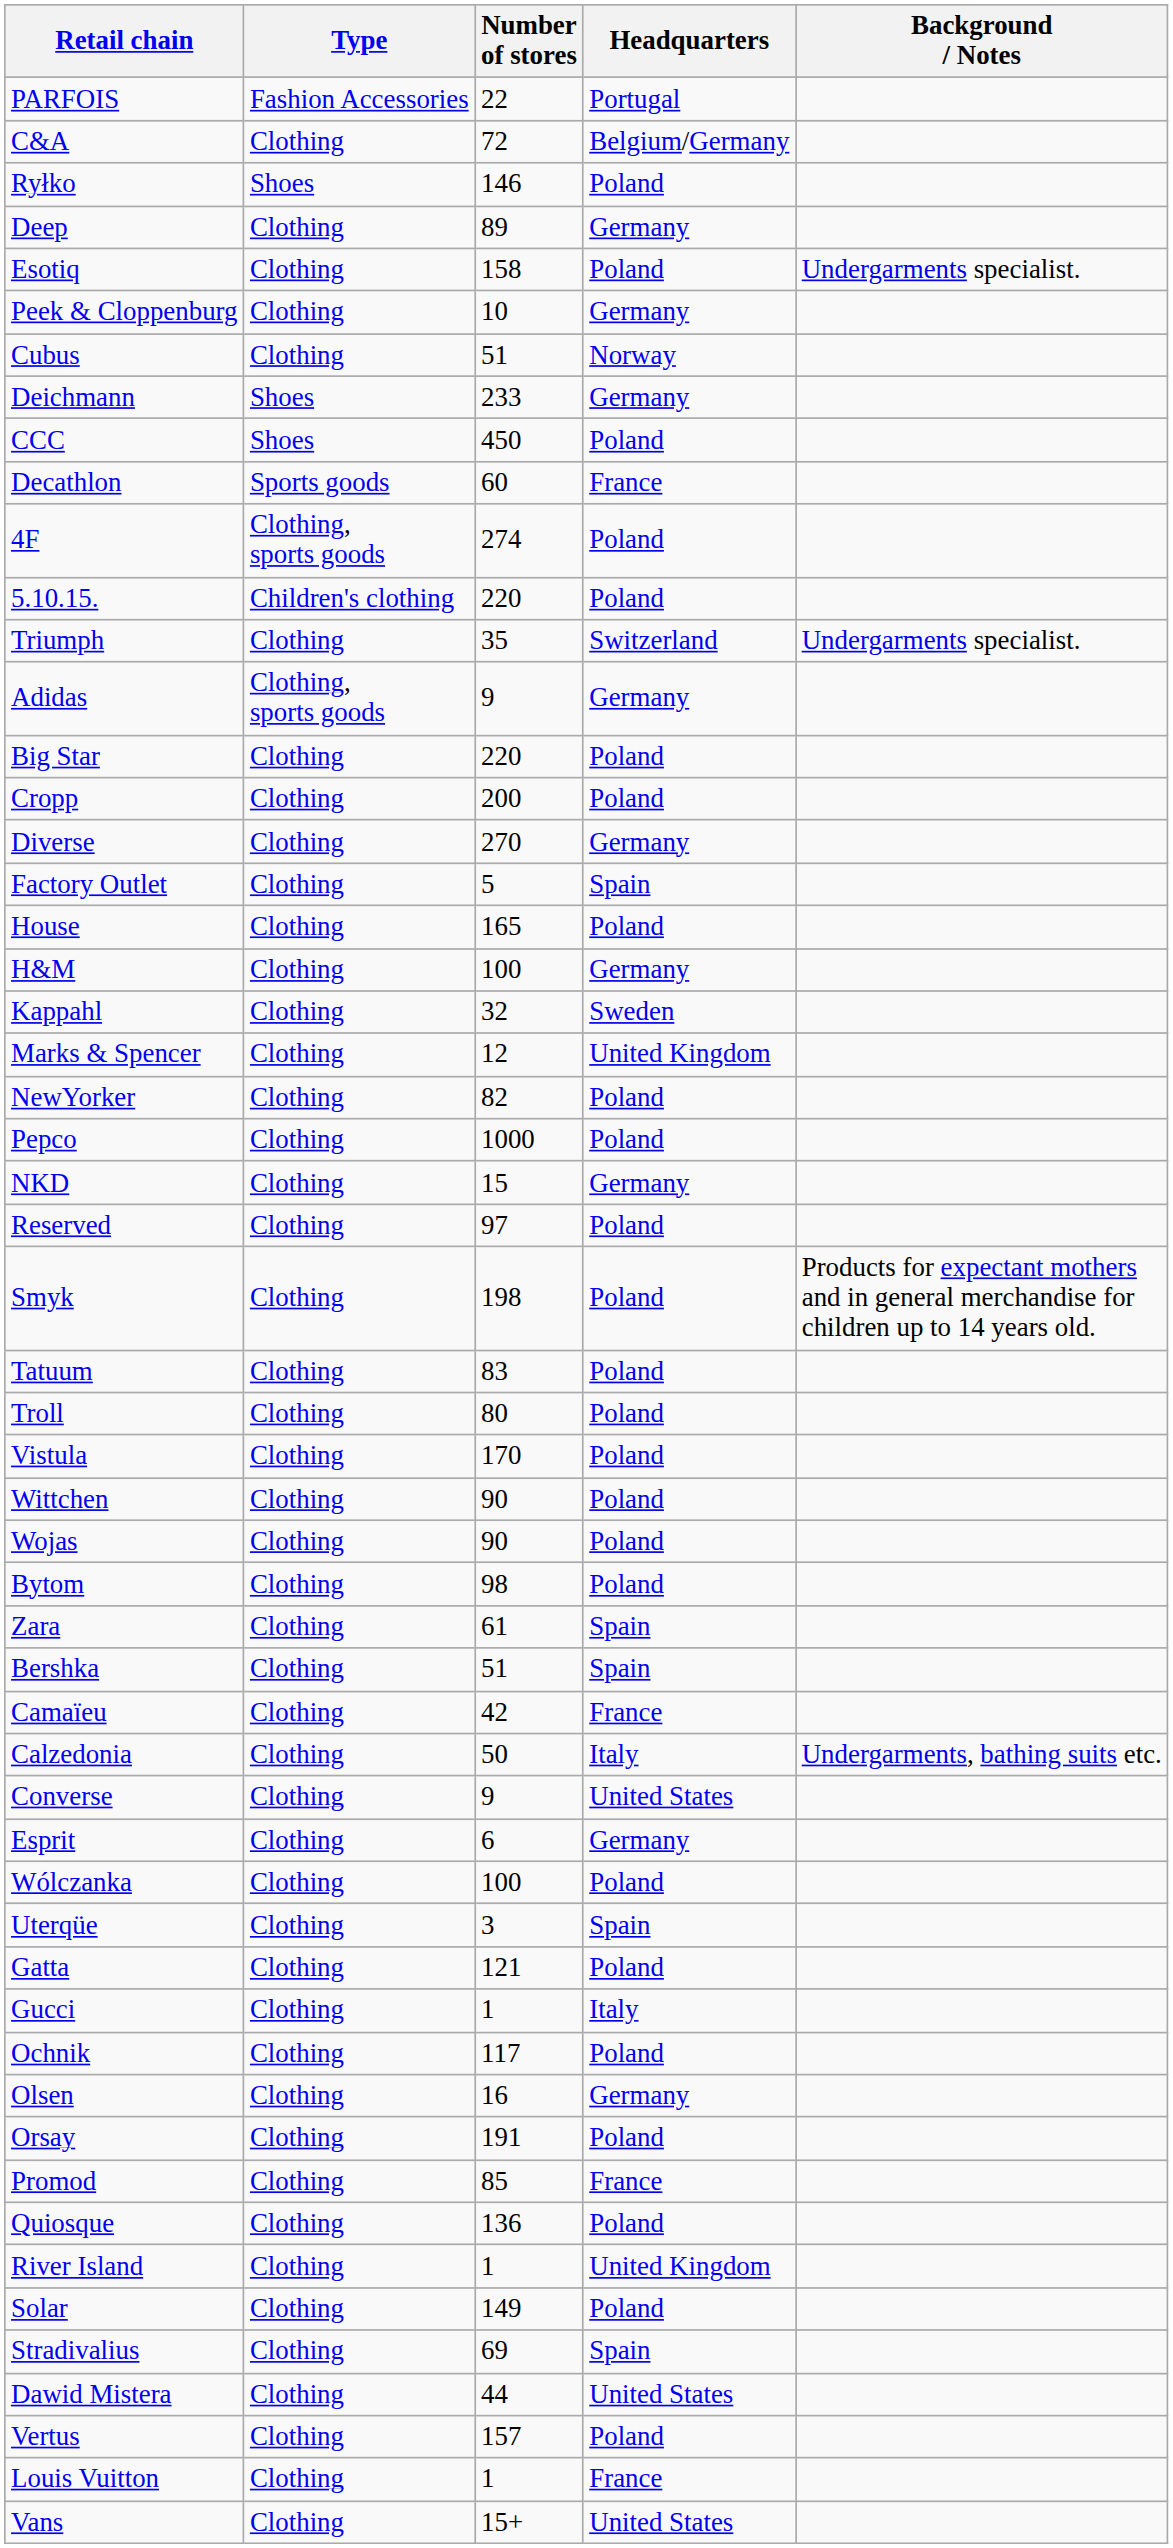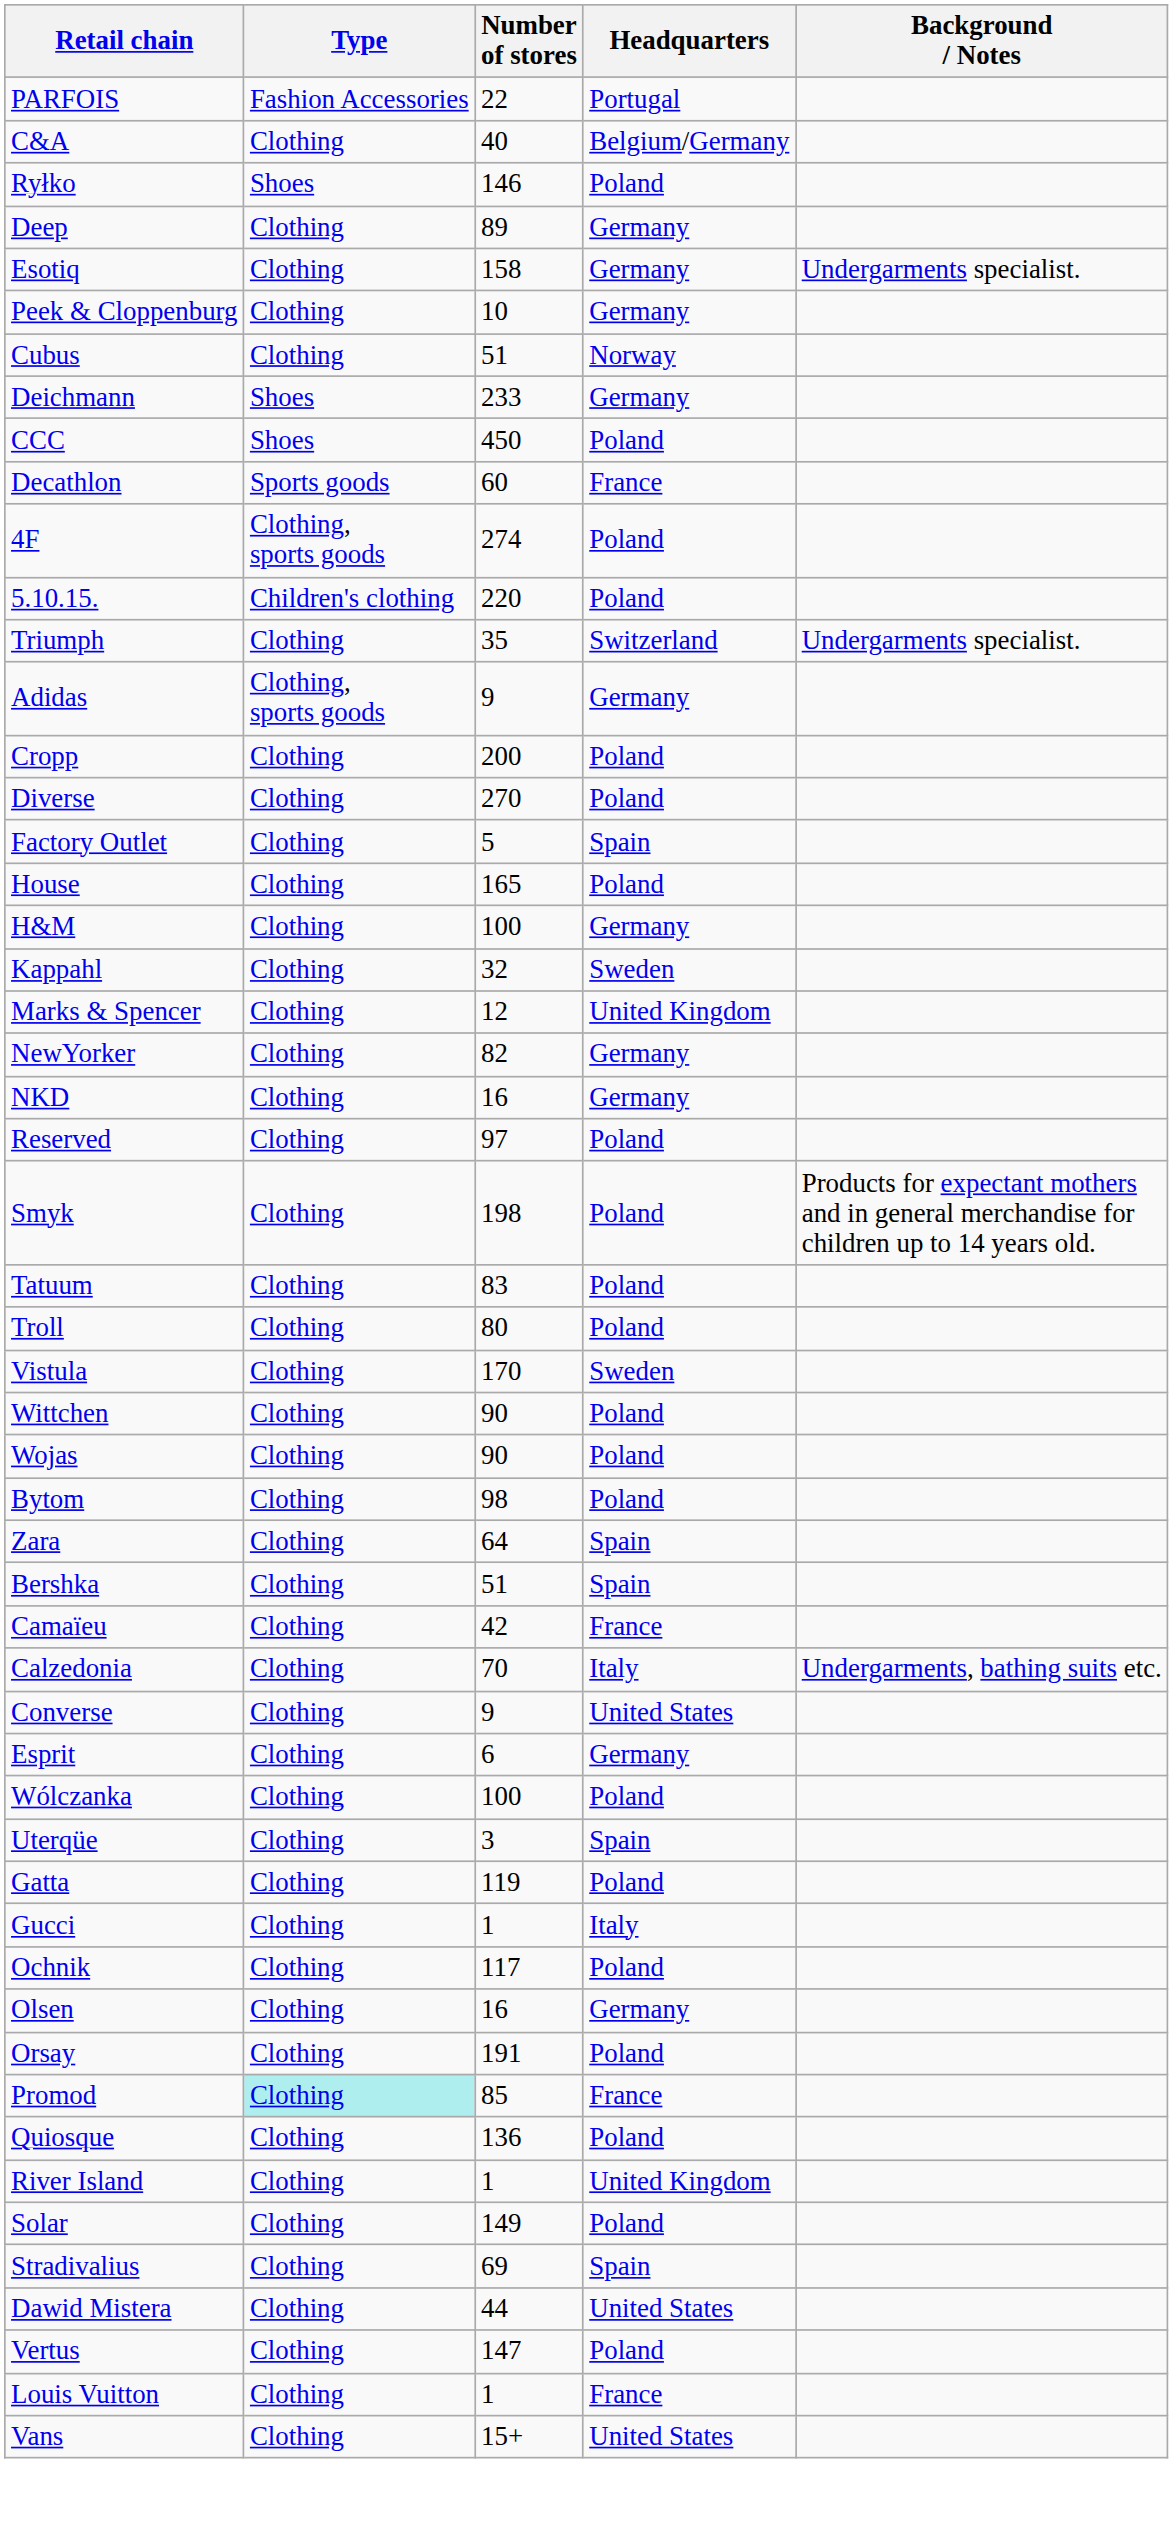(494, 141) 72 -> (494, 141) 40
(627, 269) Poland -> (639, 269) Germany
- row: (55, 755)
(639, 841) Germany -> (627, 798) Poland
(627, 1097) Poland -> (639, 1054) Germany
- row: (44, 1139)
(494, 1182) 15 -> (494, 1097) 16
(627, 1455) Poland -> (632, 1370) Sweden
(494, 1626) 61 -> (494, 1541) 64
(494, 1754) 50 -> (494, 1669) 70
(501, 1967) 121 -> (501, 1882) 119
(297, 2180) no background -> (297, 2095) paleturquoise background
(501, 2436) 157 -> (501, 2351) 147
